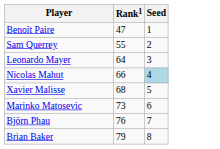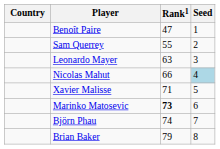+ column: (28, 13)
(121, 60) 64 -> (167, 60) 63
(121, 90) 68 -> (167, 90) 71
(121, 106) normal -> (167, 106) bold
(121, 121) 76 -> (167, 121) 74
